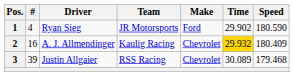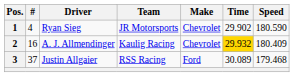(192, 28) Ford -> (202, 28) Chevrolet
(33, 59) 39 -> (33, 59) 37
(202, 59) Chevrolet -> (192, 59) Ford
